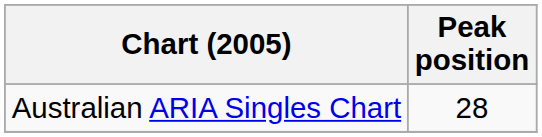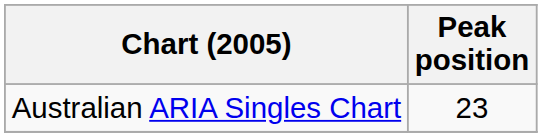(472, 107) 28 -> (472, 107) 23
